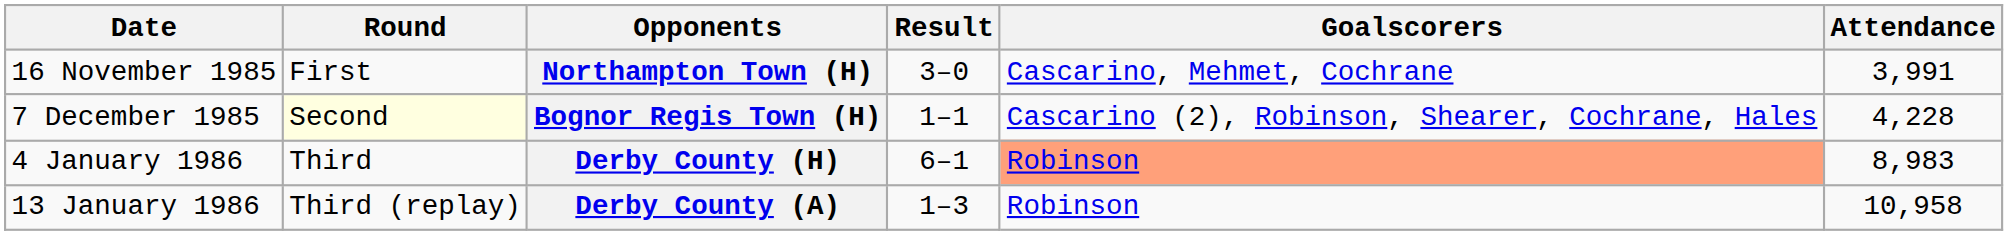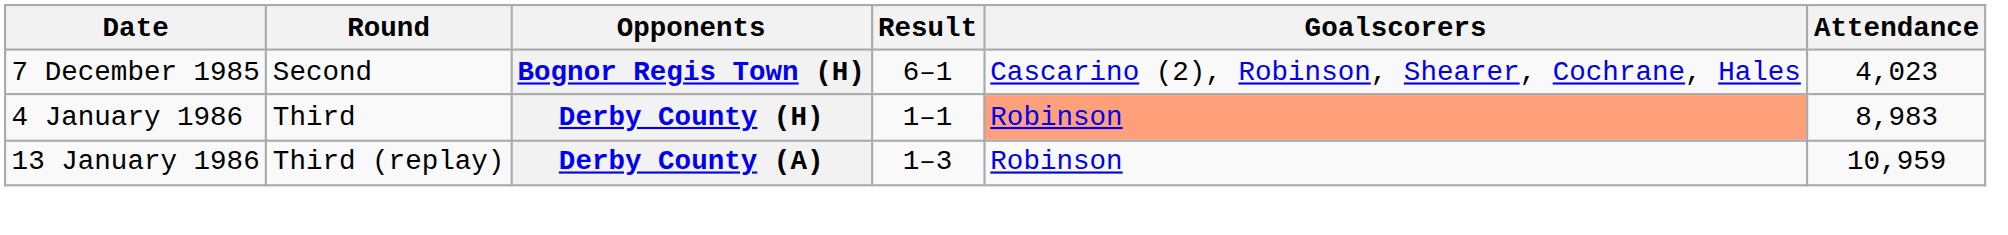- row: (708, 72)
(339, 117) lightyellow background -> (322, 72) no background
(944, 117) 1–1 -> (928, 72) 6–1
(1913, 117) 4,228 -> (1897, 72) 4,023
(944, 162) 6–1 -> (928, 117) 1–1
(1913, 207) 10,958 -> (1897, 162) 10,959
